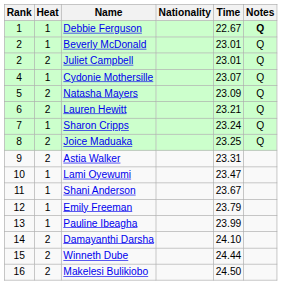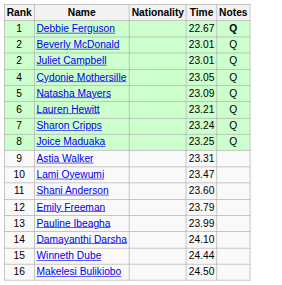- column: (48, 12)
(228, 77) 23.07 -> (202, 77) 23.05
(228, 191) 23.67 -> (202, 191) 23.60
